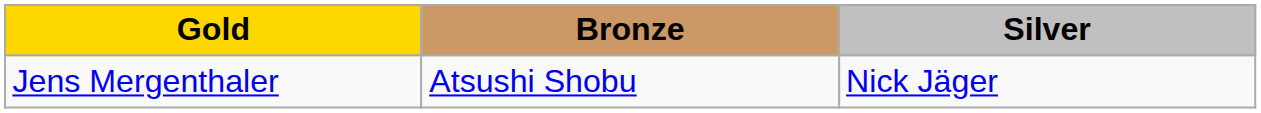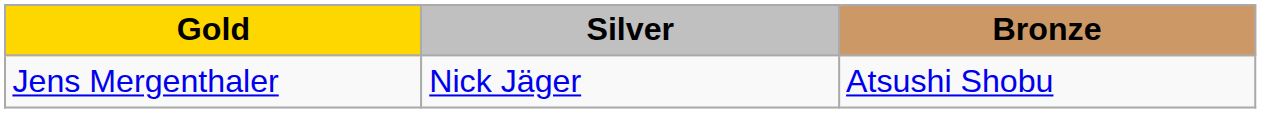columns swapped: (1047, 30) <-> (630, 30)
